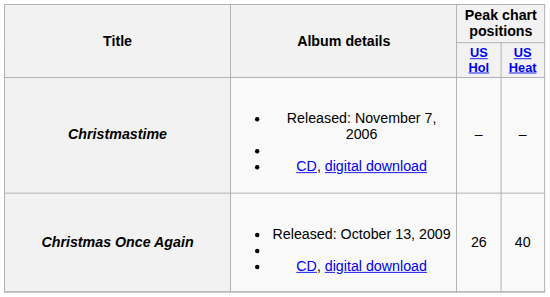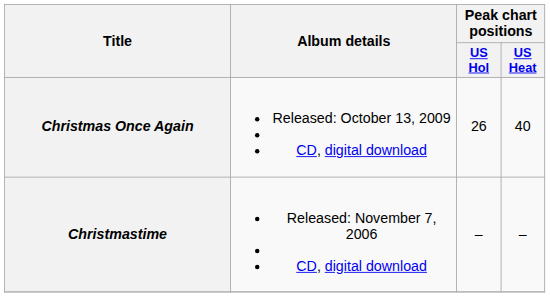rows swapped: (118, 135) <-> (118, 242)
